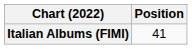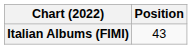(159, 34) 41 -> (159, 34) 43
